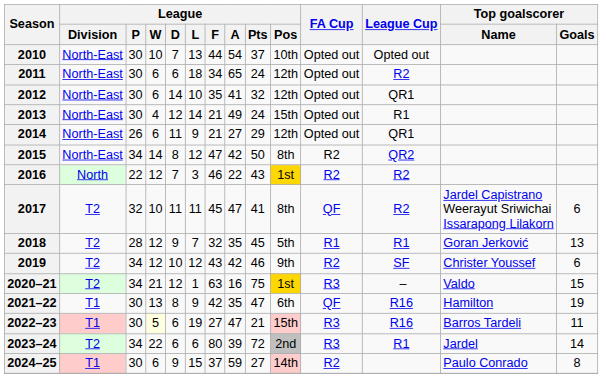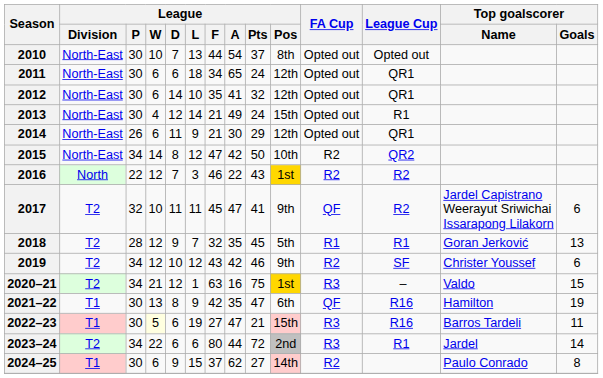(286, 54) 10th -> (286, 54) 8th
(401, 74) R2 -> (401, 74) QR1
(235, 134) 27 -> (235, 134) 30
(286, 154) 8th -> (286, 154) 10th
(286, 209) 8th -> (286, 209) 9th
(235, 343) 39 -> (235, 343) 44
(235, 363) 59 -> (235, 363) 62
